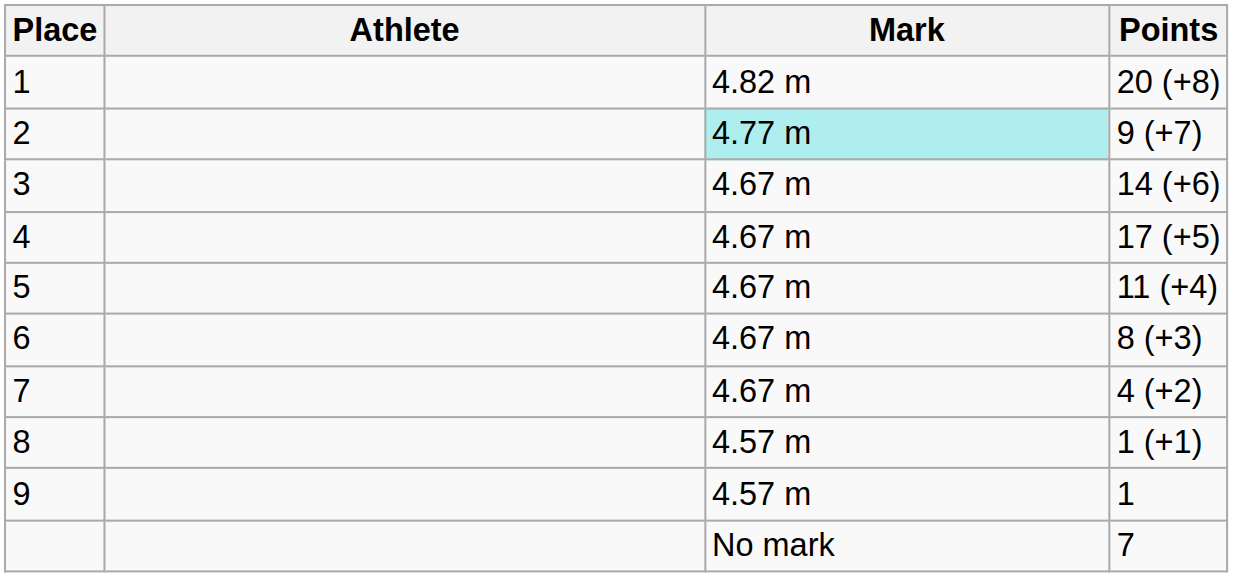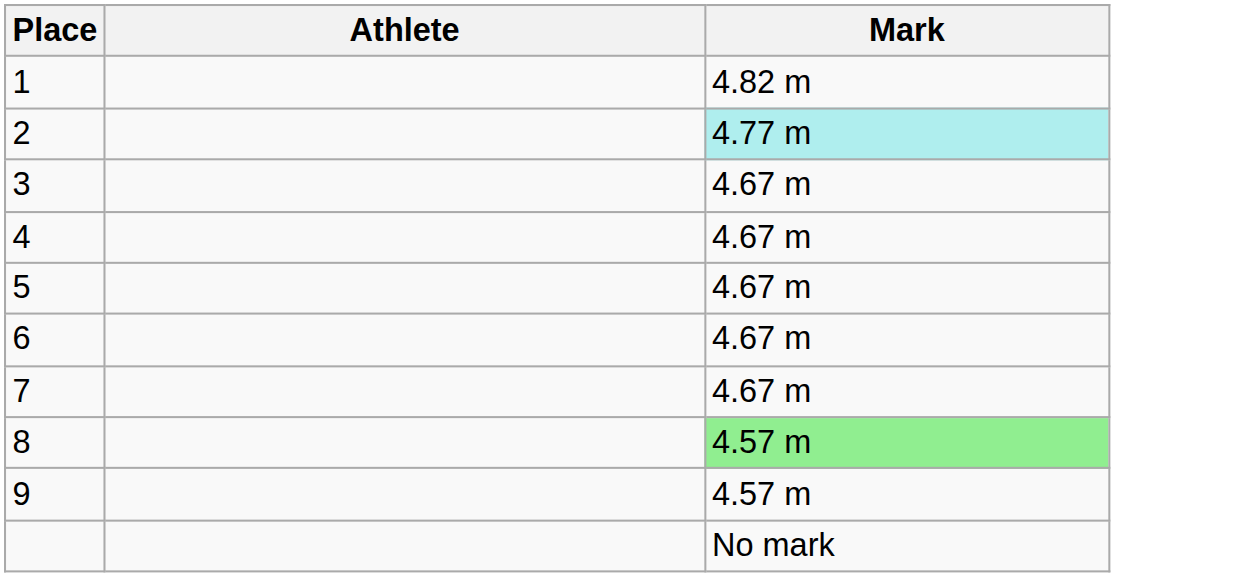- column: (1169, 30)
(762, 442) no background -> (762, 442) lightgreen background
